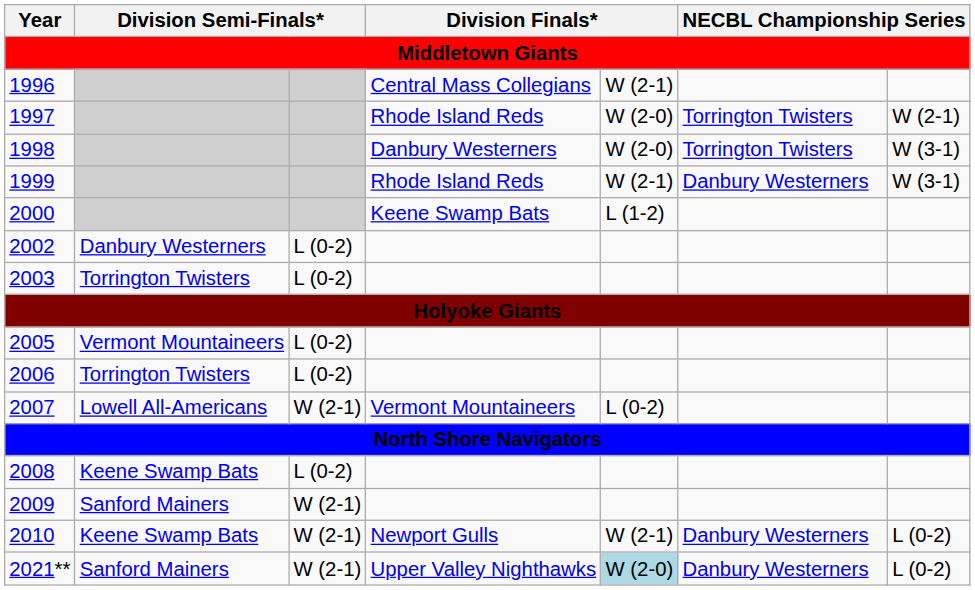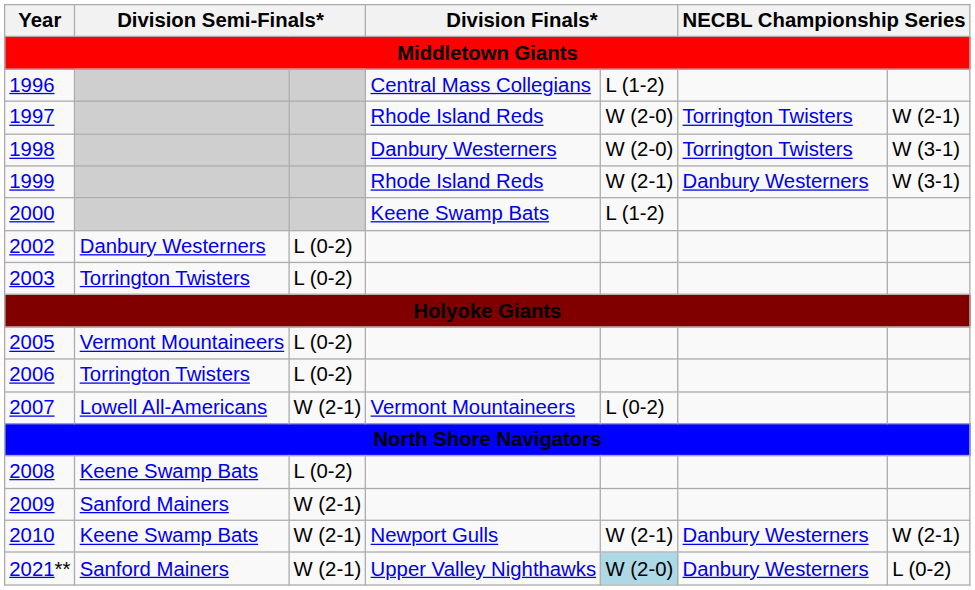(639, 85) W (2-1) -> (635, 85) L (1-2)
(922, 536) L (0-2) -> (926, 536) W (2-1)
